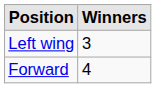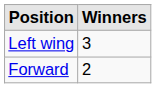(86, 69) 4 -> (86, 69) 2
